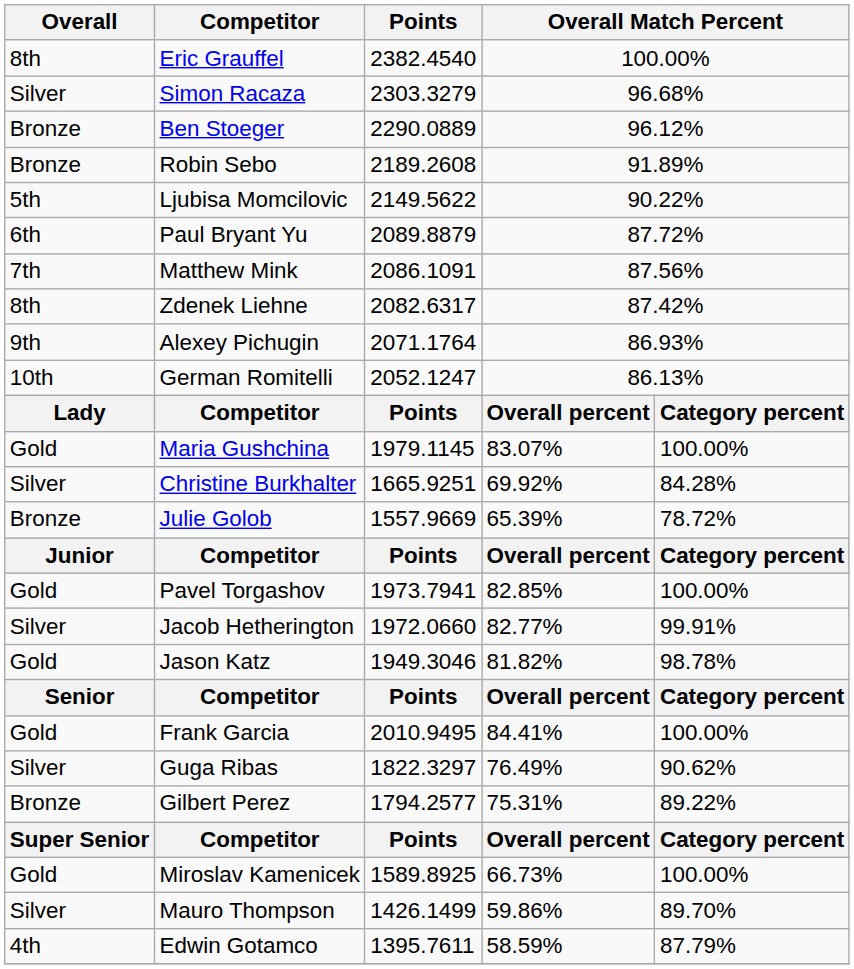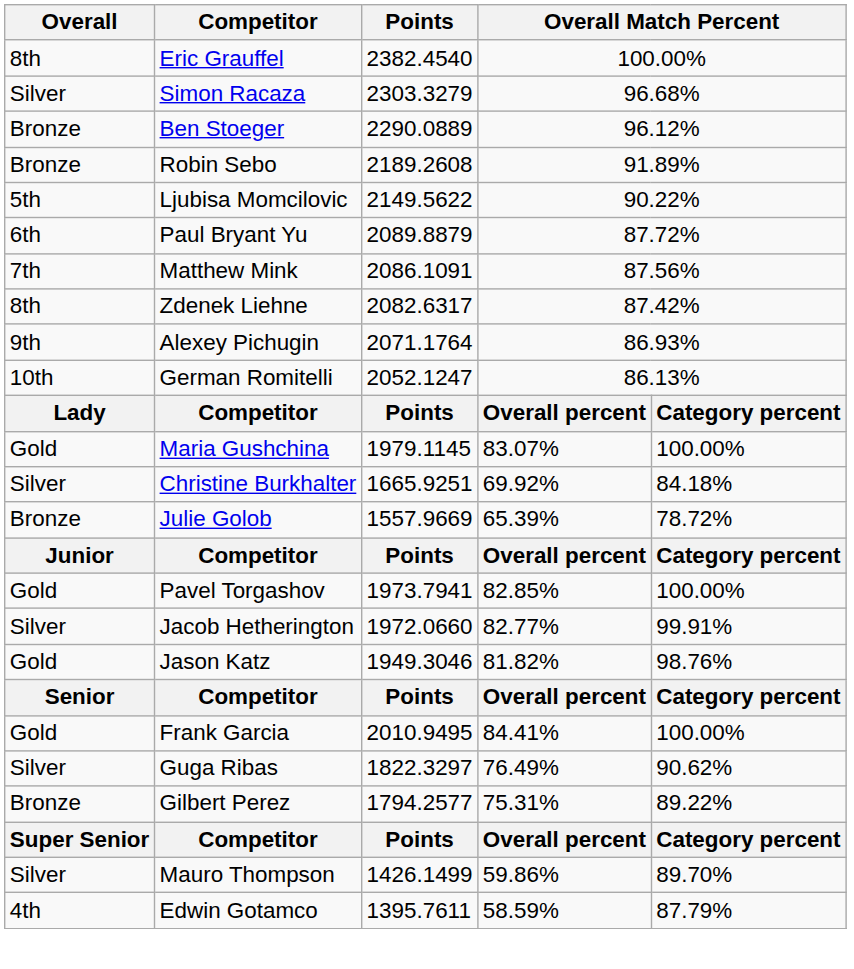(698, 484) 84.28% -> (694, 484) 84.18%
(698, 661) 98.78% -> (694, 661) 98.76%
- row: (260, 874)
